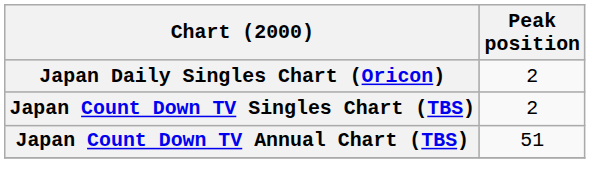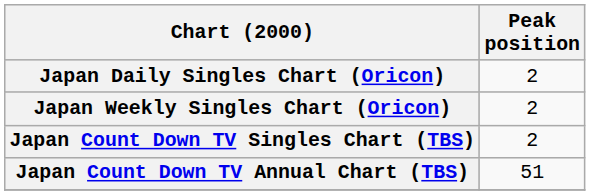+ row: (242, 109)
